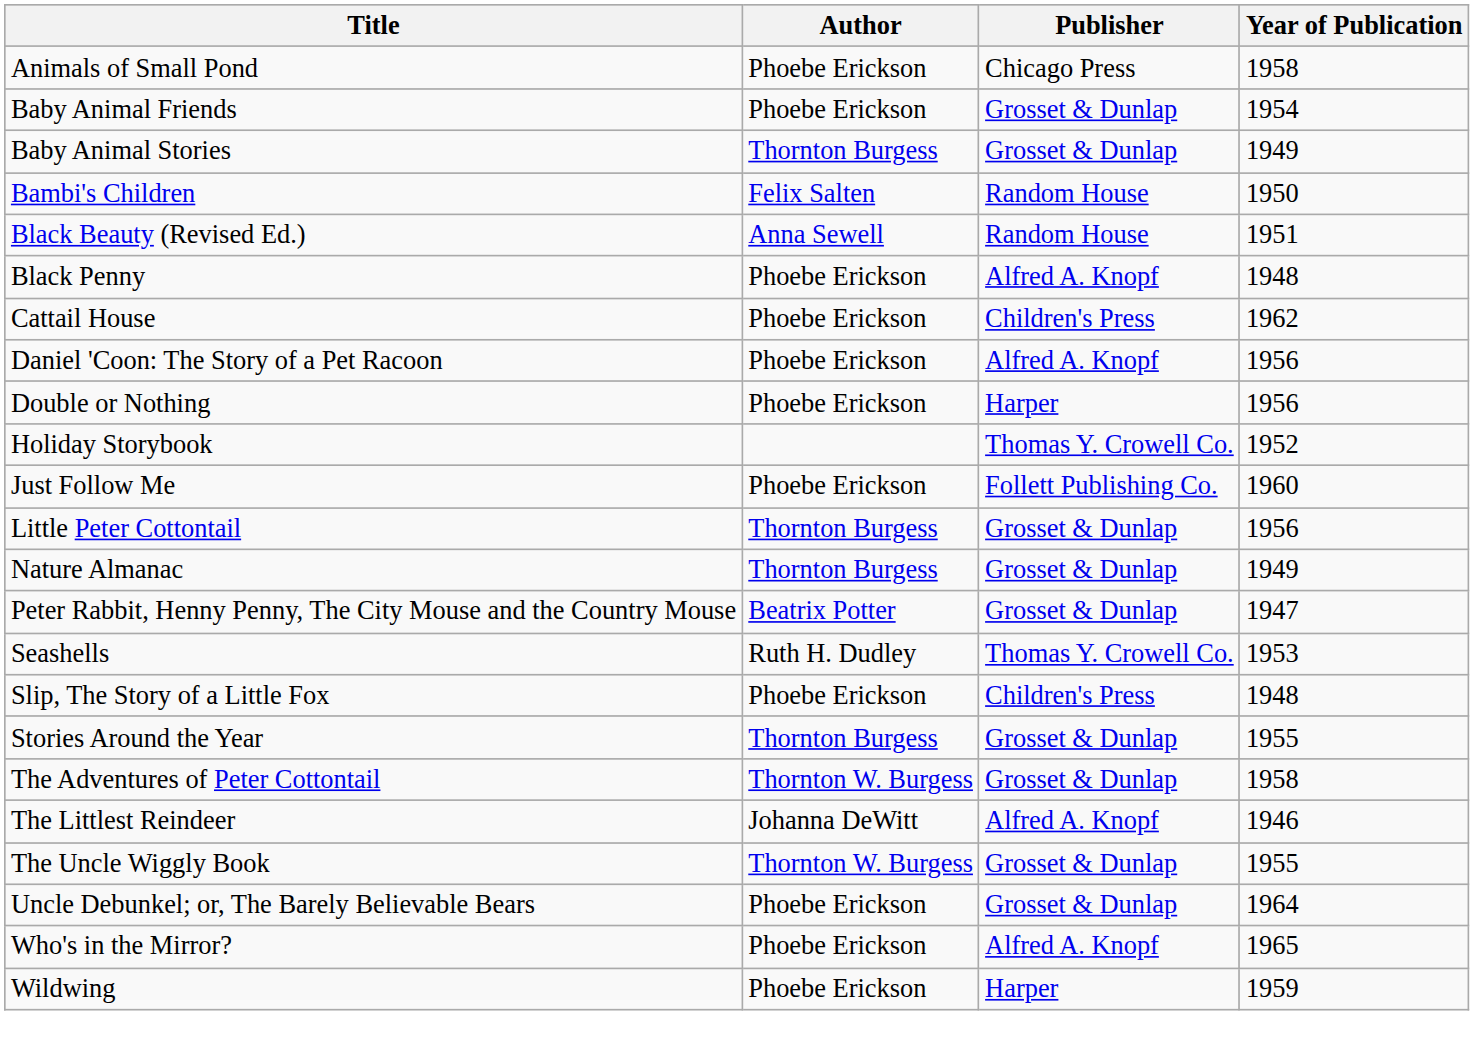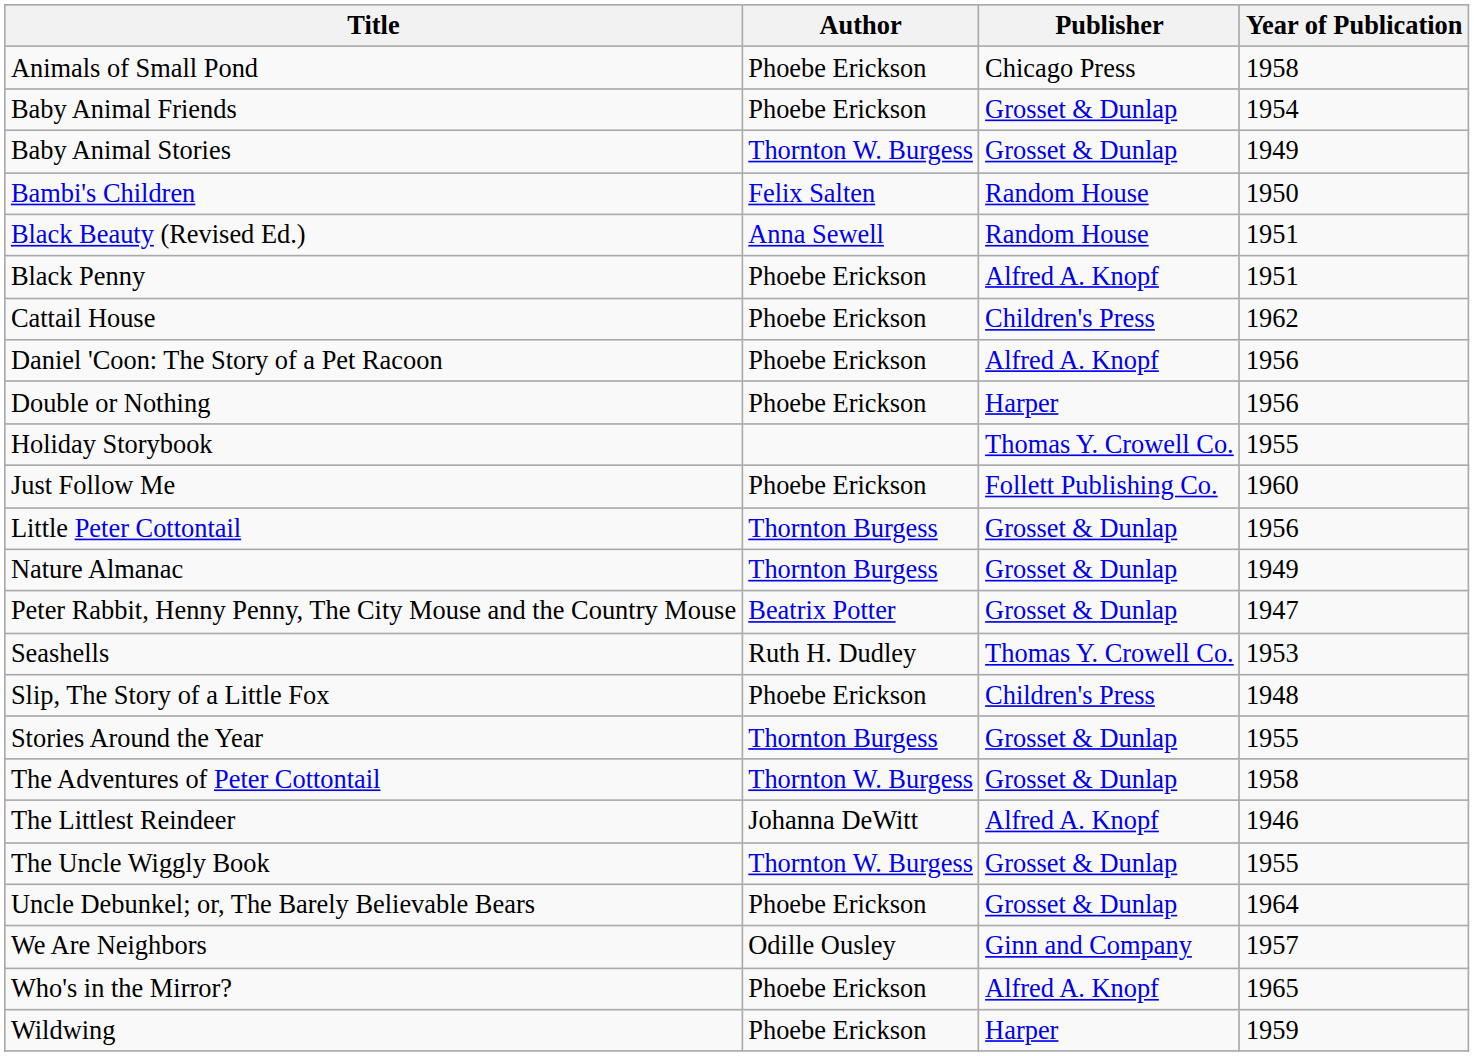(843, 151) Thornton Burgess -> (861, 151) Thornton W. Burgess
(1272, 276) 1948 -> (1272, 276) 1951
(1272, 444) 1952 -> (1272, 444) 1955
+ row: (109, 946)
